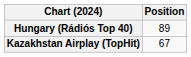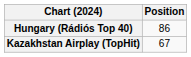(164, 28) 89 -> (164, 28) 86
